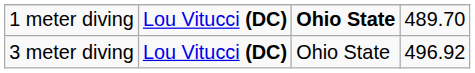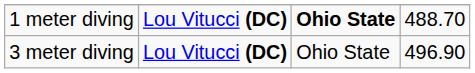(435, 20) 489.70 -> (435, 20) 488.70
(435, 51) 496.92 -> (435, 51) 496.90
